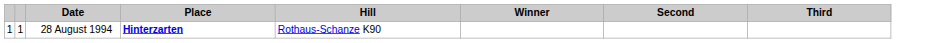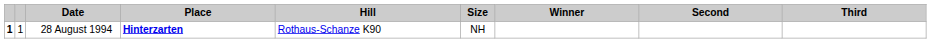+ column: (478, 12)
(10, 29) normal -> (10, 29) bold
